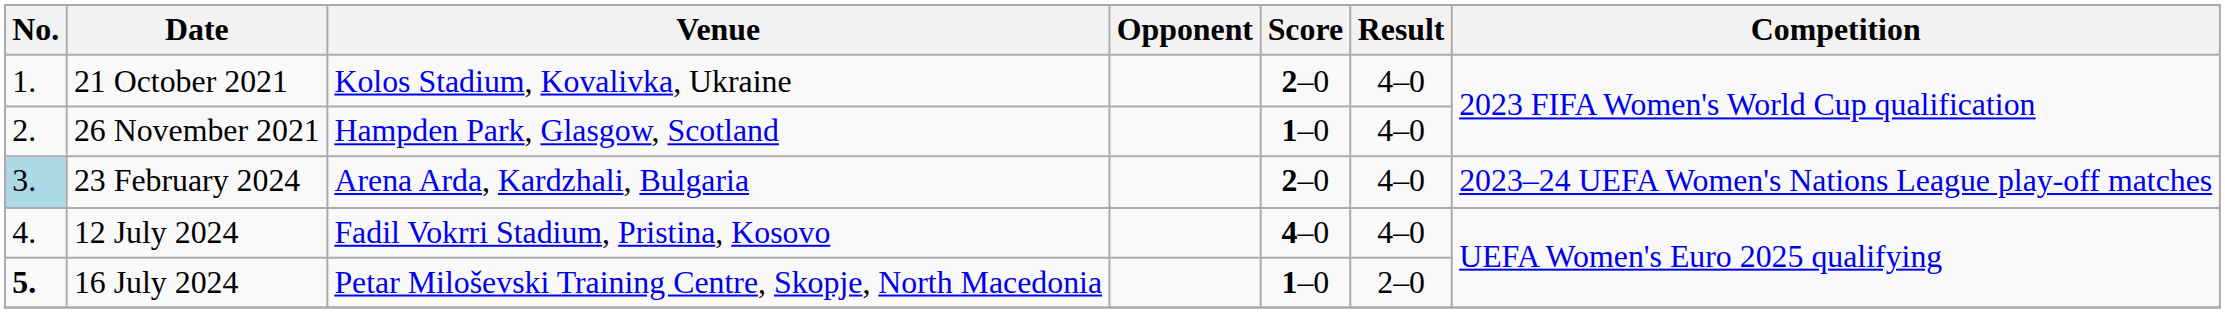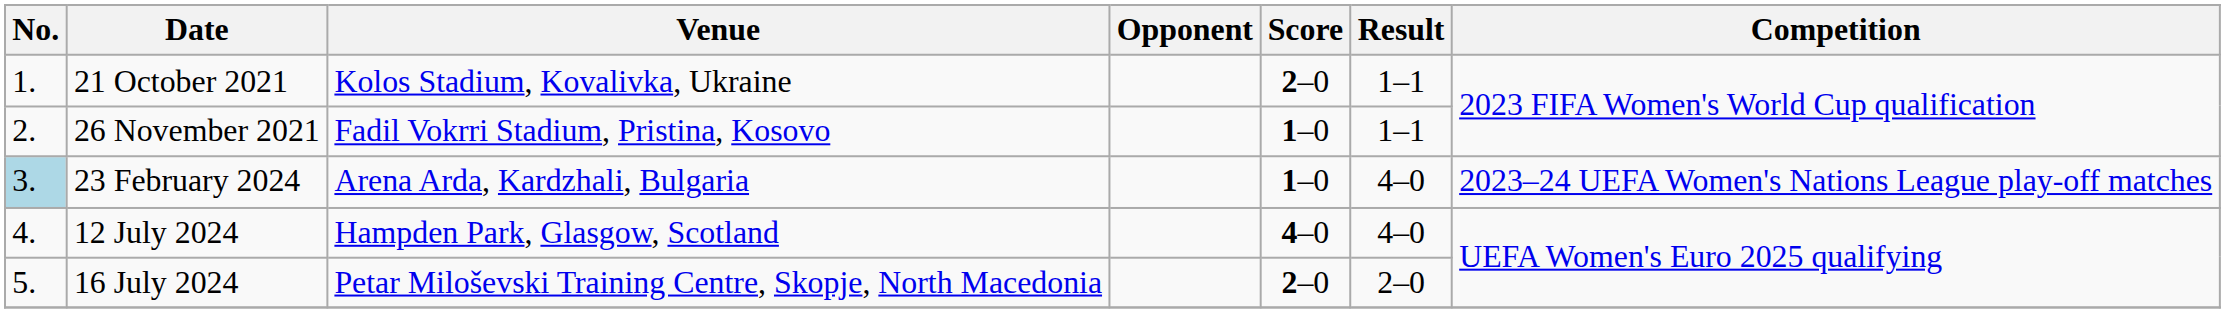(1401, 80) 4–0 -> (1401, 80) 1–1
(557, 130) Hampden Park, Glasgow, Scotland -> (582, 130) Fadil Vokrri Stadium, Pristina, Kosovo
(1401, 130) 4–0 -> (1401, 130) 1–1
(1305, 181) 2–0 -> (1305, 181) 1–0
(582, 231) Fadil Vokrri Stadium, Pristina, Kosovo -> (557, 231) Hampden Park, Glasgow, Scotland
(24, 282) bold -> (24, 282) normal
(1305, 282) 1–0 -> (1305, 282) 2–0
